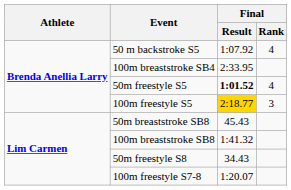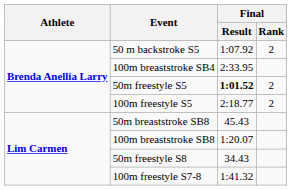(271, 49) 4 -> (271, 49) 2
(271, 85) 4 -> (271, 85) 2
(237, 103) gold background -> (237, 103) no background
(271, 103) 3 -> (271, 103) 2
(237, 140) 1:41.32 -> (237, 140) 1:20.07
(237, 176) 1:20.07 -> (237, 176) 1:41.32
